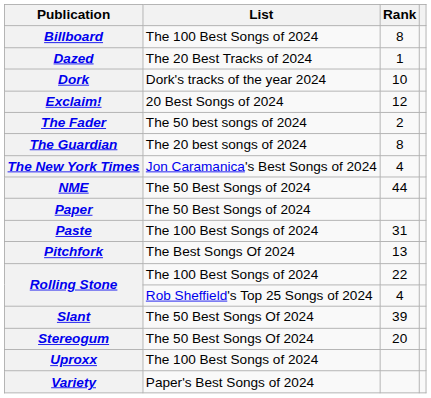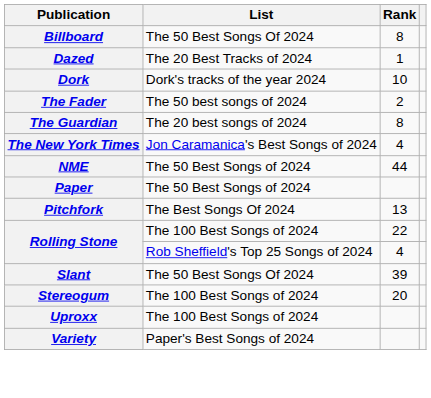(232, 36) The 100 Best Songs of 2024 -> (230, 36) The 50 Best Songs Of 2024
- row: (74, 101)
- row: (74, 230)
(230, 338) The 50 Best Songs Of 2024 -> (232, 295) The 100 Best Songs of 2024
